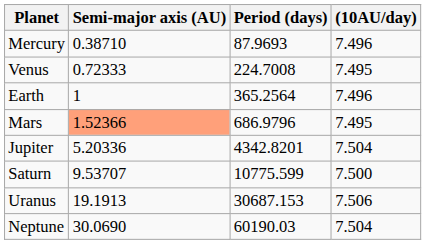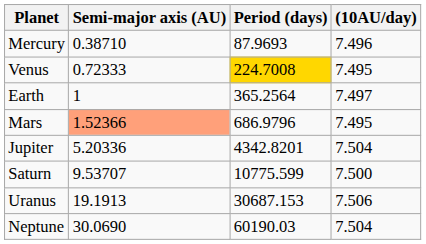(265, 69) no background -> (265, 69) gold background
(354, 95) 7.496 -> (354, 95) 7.497
